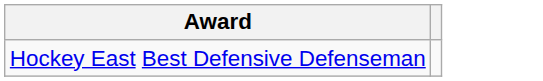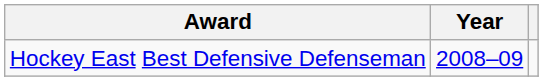+ column: (480, 22)
